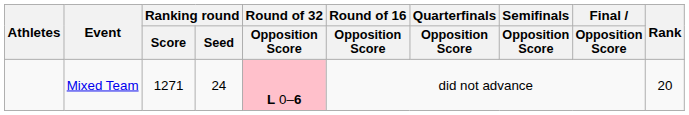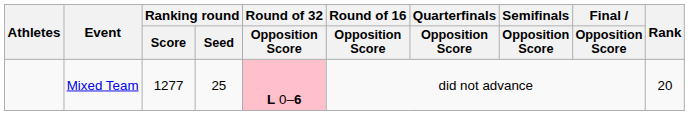(169, 85) 1271 -> (169, 85) 1277
(219, 85) 24 -> (219, 85) 25
